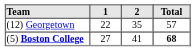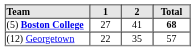rows swapped: (41, 25) <-> (45, 38)
